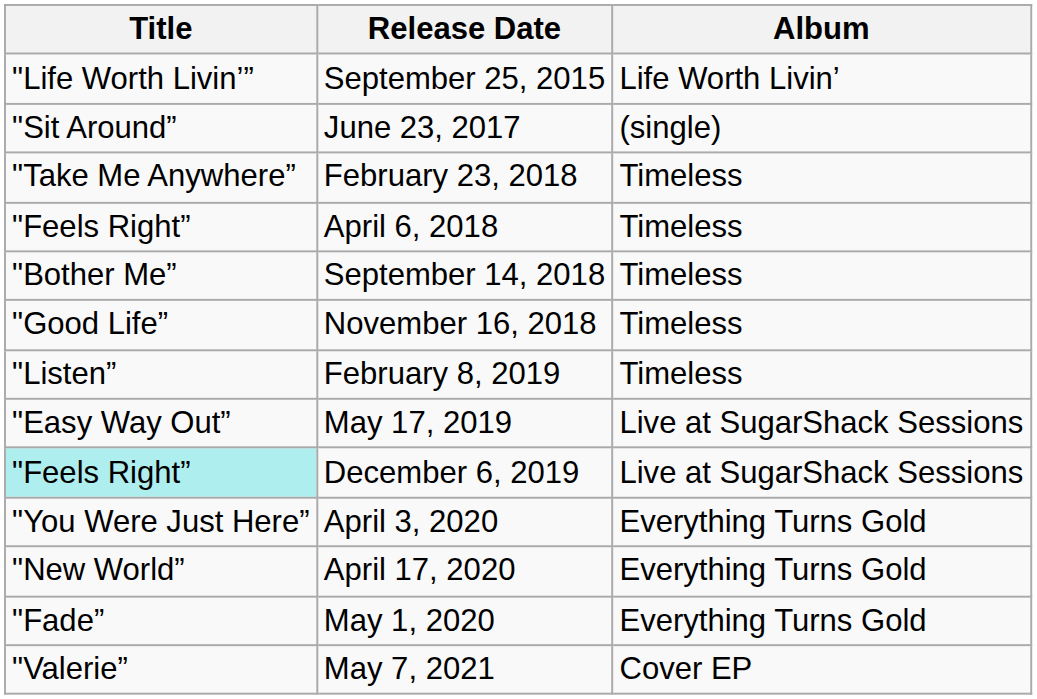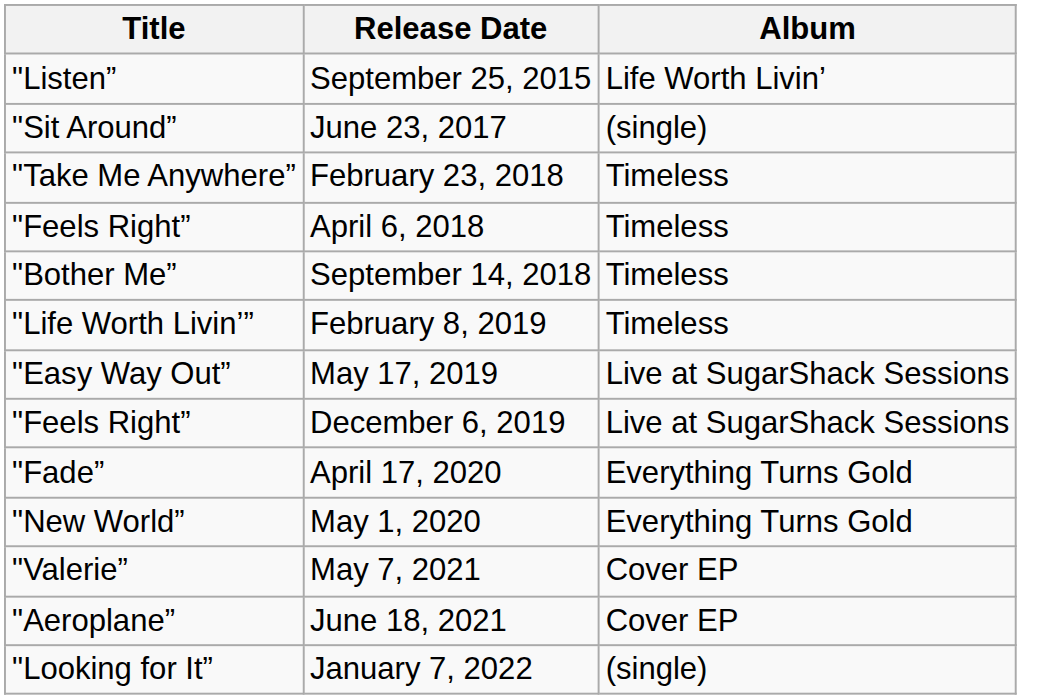(133, 78) "Life Worth Livin’” -> (64, 78) "Listen”
- row: (460, 324)
(64, 373) "Listen” -> (133, 324) "Life Worth Livin’”
(101, 472) paleturquoise background -> (101, 422) no background
- row: (411, 521)
(98, 570) "New World” -> (58, 472) "Fade”
(58, 619) "Fade” -> (98, 521) "New World”
+ row: (408, 619)
+ row: (421, 669)
